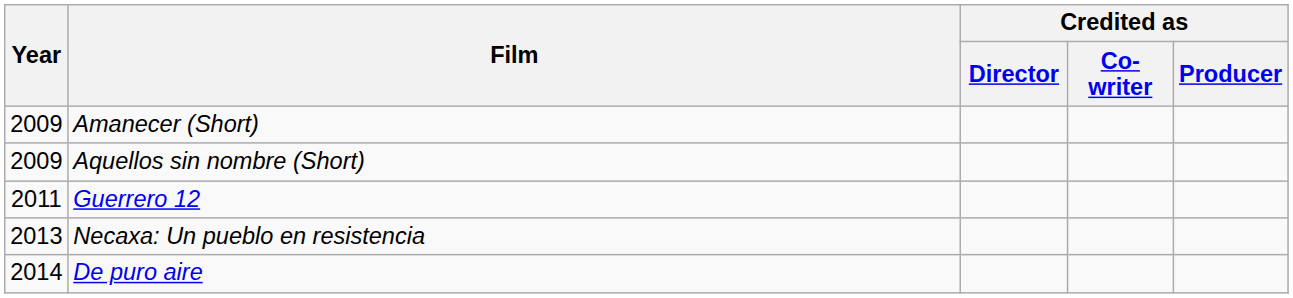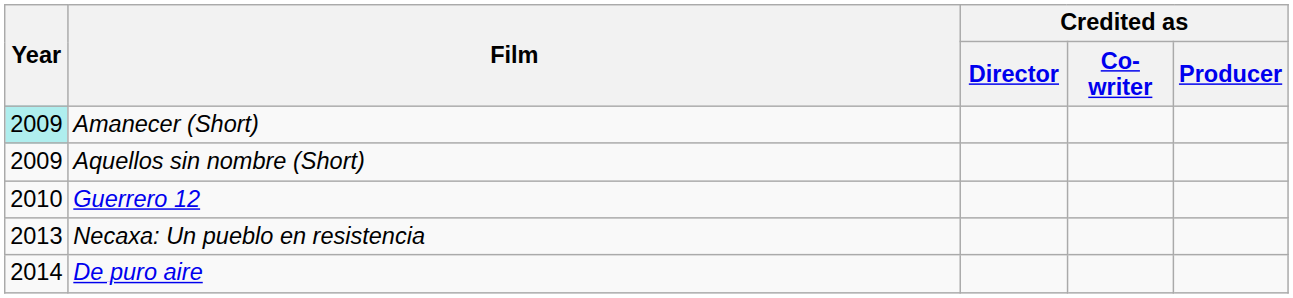(36, 124) no background -> (36, 124) paleturquoise background
(36, 198) 2011 -> (36, 198) 2010
